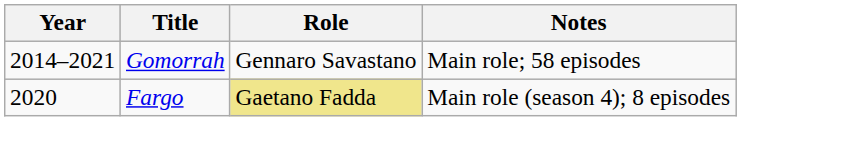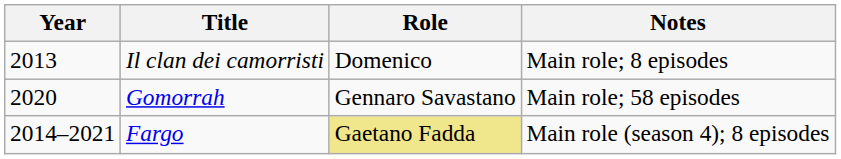+ row: (225, 60)
(63, 60) 2014–2021 -> (33, 97) 2020
(33, 97) 2020 -> (63, 134) 2014–2021
